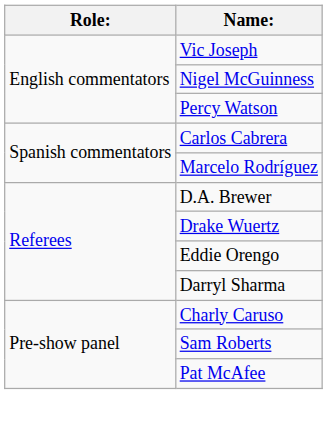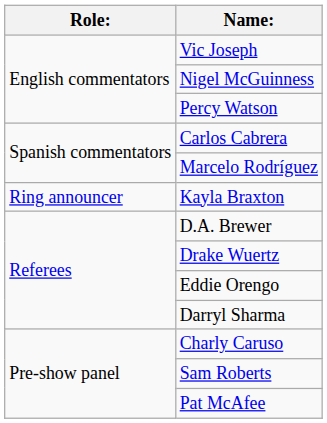+ row: (232, 196)
